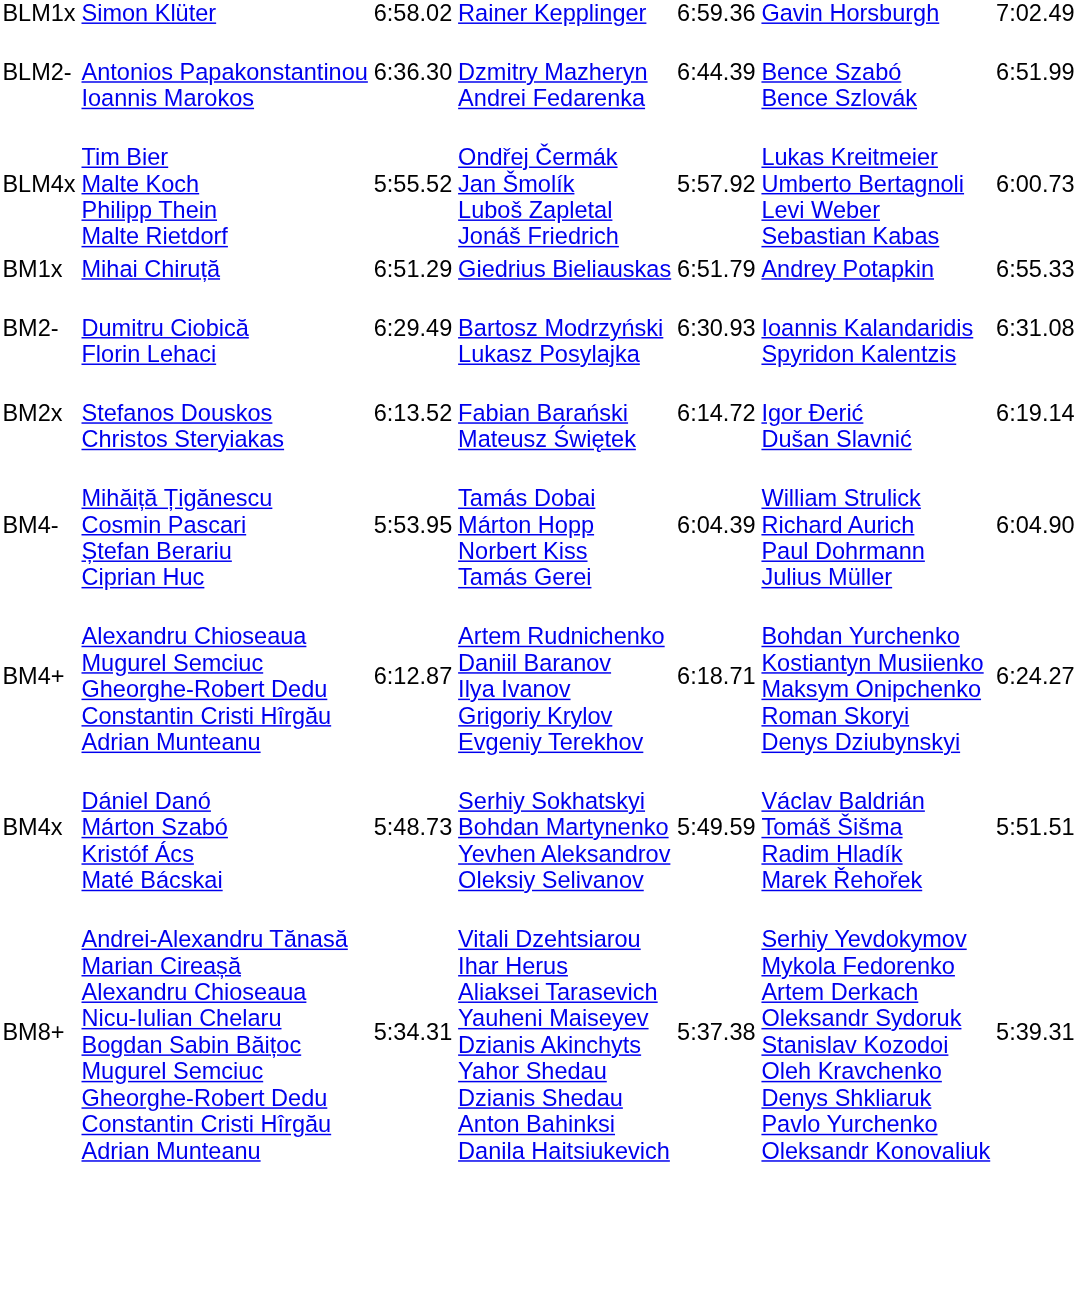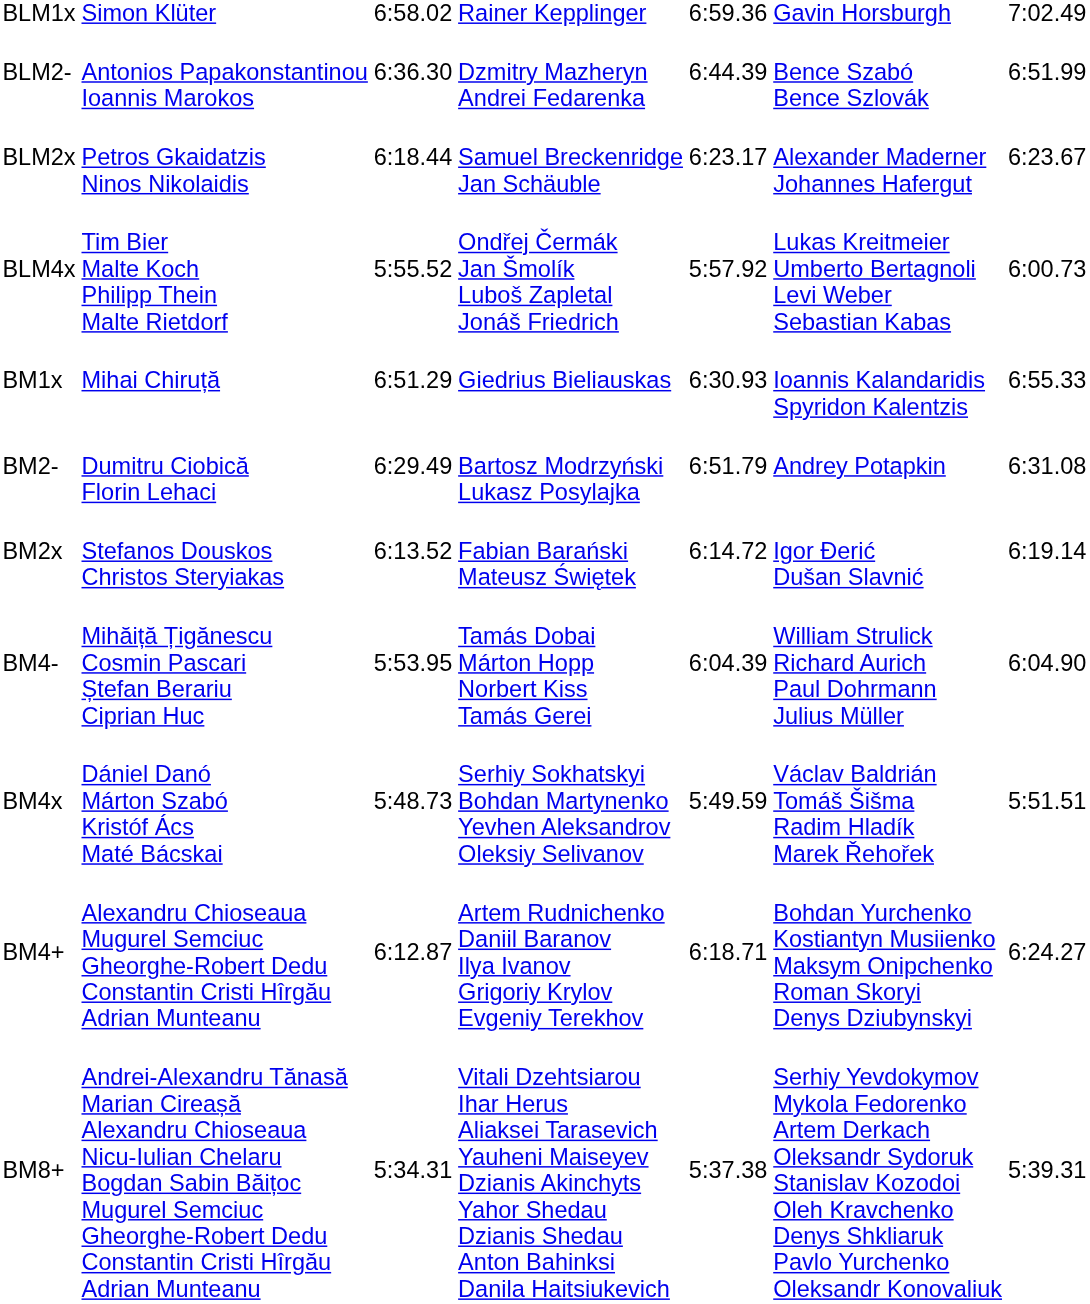+ row: (39, 157)
(716, 269) 6:51.79 -> (728, 380) 6:30.93
(848, 269) Andrey Potapkin -> (879, 394) Ioannis Kalandaridis Spyridon Kalentzis
(716, 327) 6:30.93 -> (728, 466) 6:51.79
(867, 341) Ioannis Kalandaridis Spyridon Kalentzis -> (860, 466) Andrey Potapkin
rows swapped: (33, 676) <-> (32, 827)
